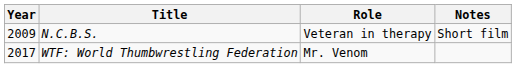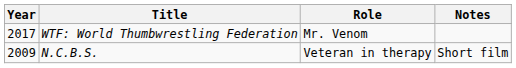rows swapped: (70, 33) <-> (170, 53)
